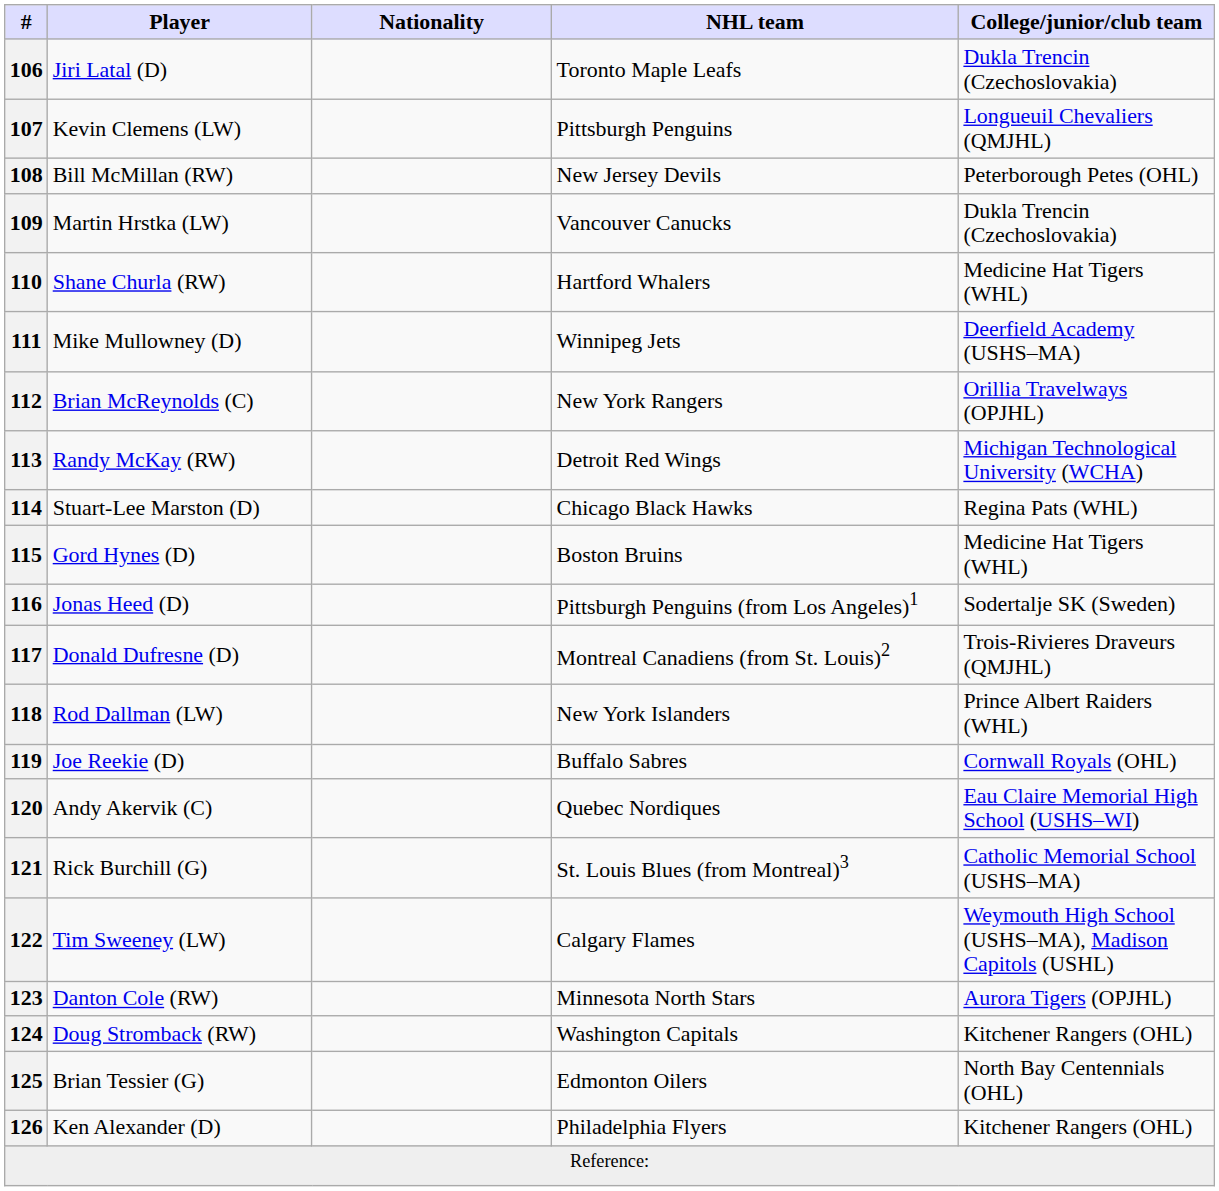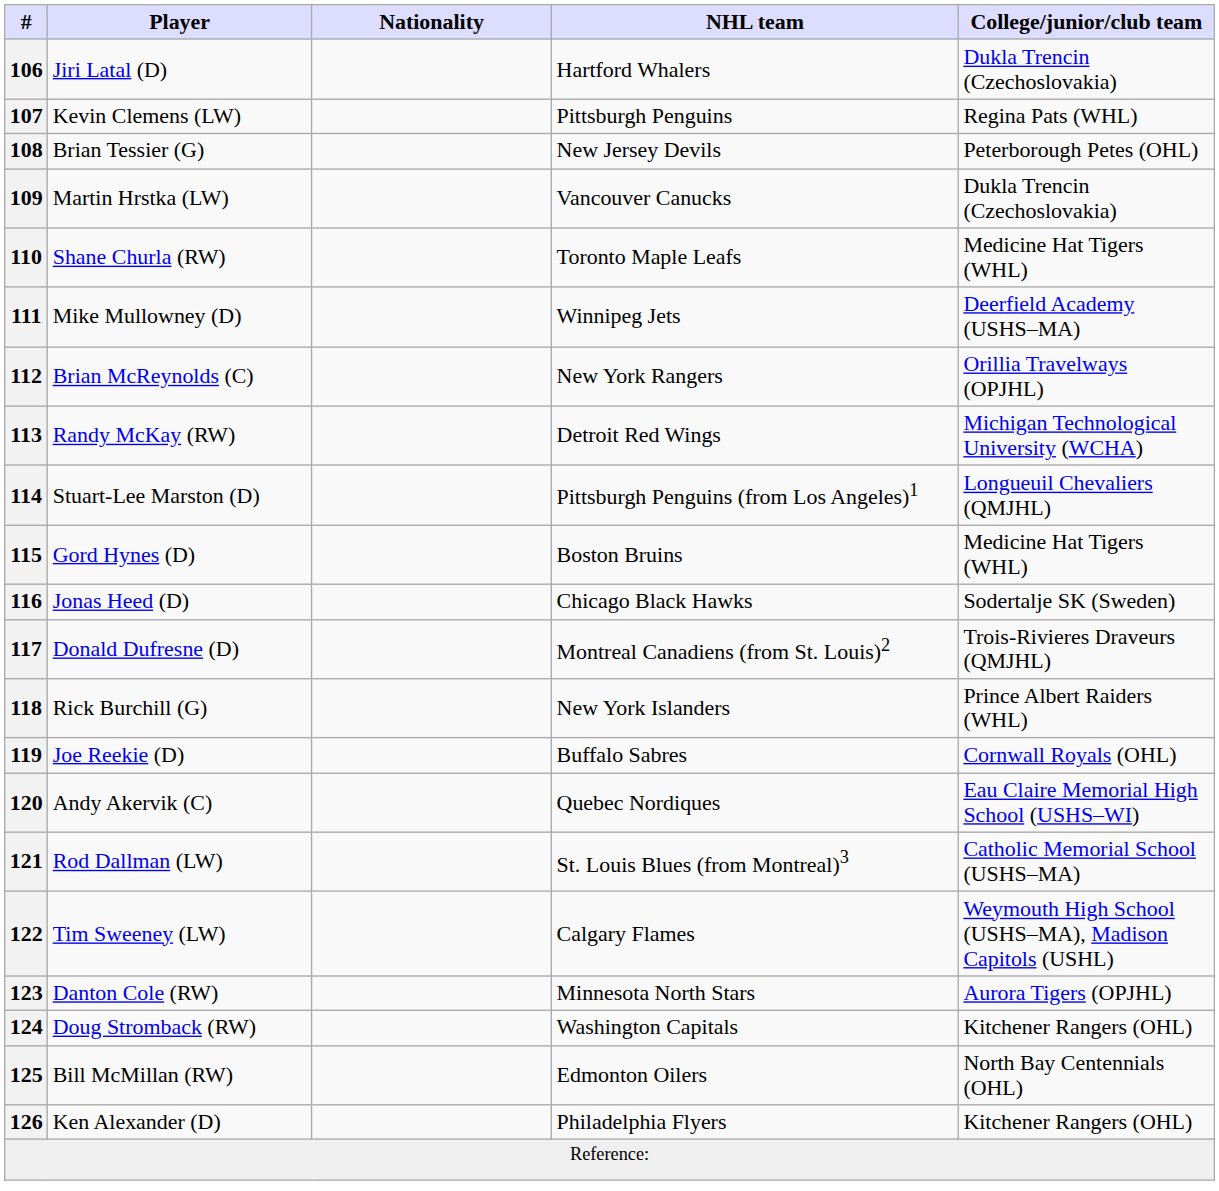(649, 68) Toronto Maple Leafs -> (633, 68) Hartford Whalers
(1058, 128) Longueuil Chevaliers (QMJHL) -> (1050, 116) Regina Pats (WHL)
(143, 175) Bill McMillan (RW) -> (128, 150) Brian Tessier (G)
(633, 282) Hartford Whalers -> (649, 257) Toronto Maple Leafs
(655, 507) Chicago Black Hawks -> (738, 495) Pittsburgh Penguins (from Los Angeles)1
(1050, 507) Regina Pats (WHL) -> (1058, 495) Longueuil Chevaliers (QMJHL)
(738, 604) Pittsburgh Penguins (from Los Angeles)1 -> (655, 601) Chicago Black Hawks
(138, 714) Rod Dallman (LW) -> (130, 708) Rick Burchill (G)
(130, 867) Rick Burchill (G) -> (138, 861) Rod Dallman (LW)
(128, 1080) Brian Tessier (G) -> (143, 1074) Bill McMillan (RW)
